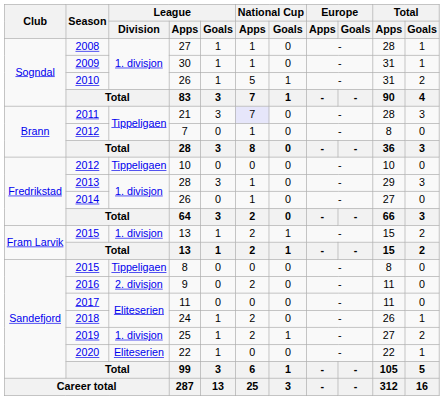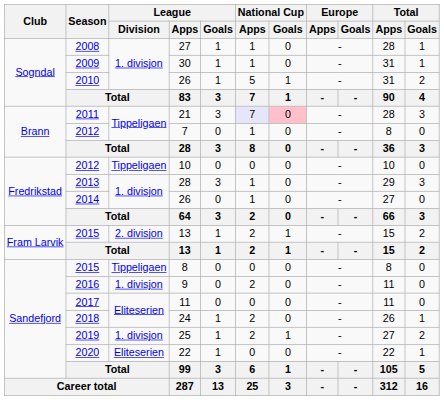(288, 115) no background -> (288, 115) pink background
(139, 234) 1. divisjon -> (139, 234) 2. divisjon
(139, 285) 2. divisjon -> (139, 285) 1. divisjon
